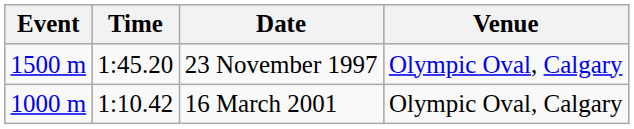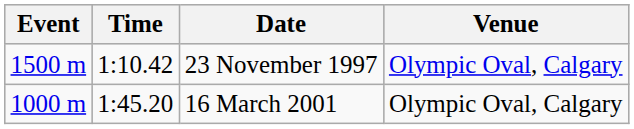(135, 63) 1:45.20 -> (135, 63) 1:10.42
(135, 103) 1:10.42 -> (135, 103) 1:45.20
